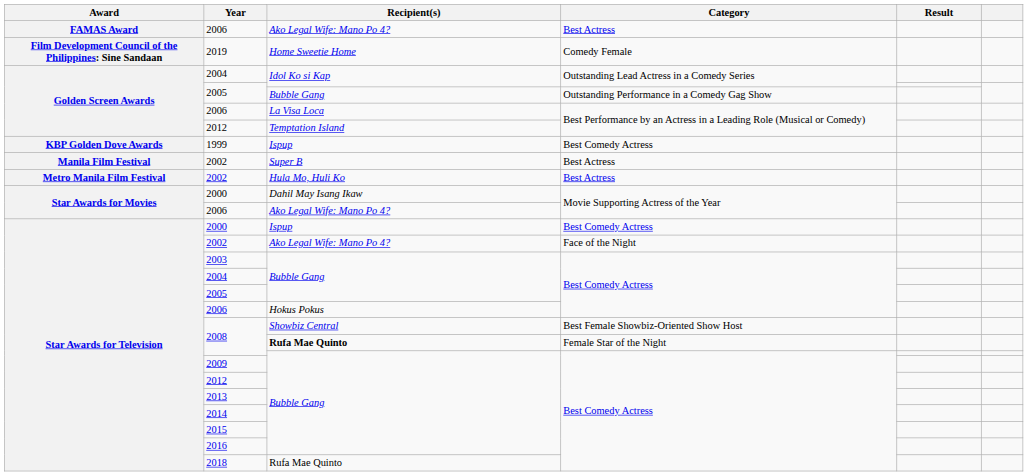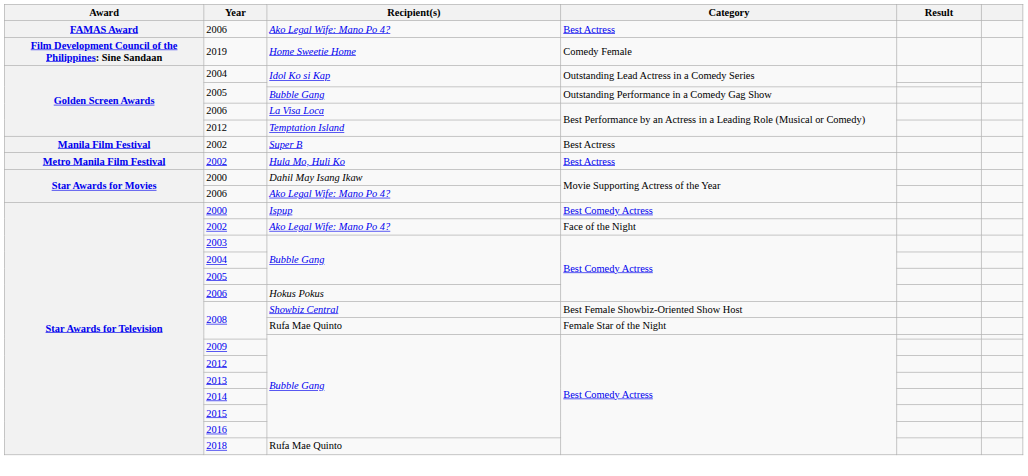- row: (217, 144)
(308, 342) bold -> (306, 326) normal
